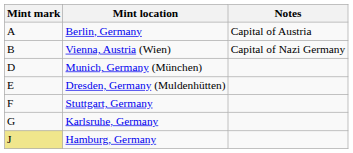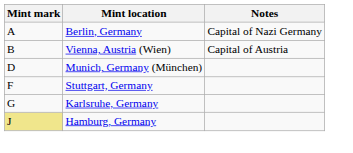(271, 31) Capital of Austria -> (265, 31) Capital of Nazi Germany
(288, 49) Capital of Nazi Germany -> (248, 49) Capital of Austria
- row: (146, 85)
